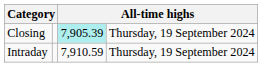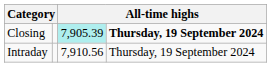(182, 33) normal -> (186, 33) bold
(82, 52) 7,910.59 -> (82, 52) 7,910.56
